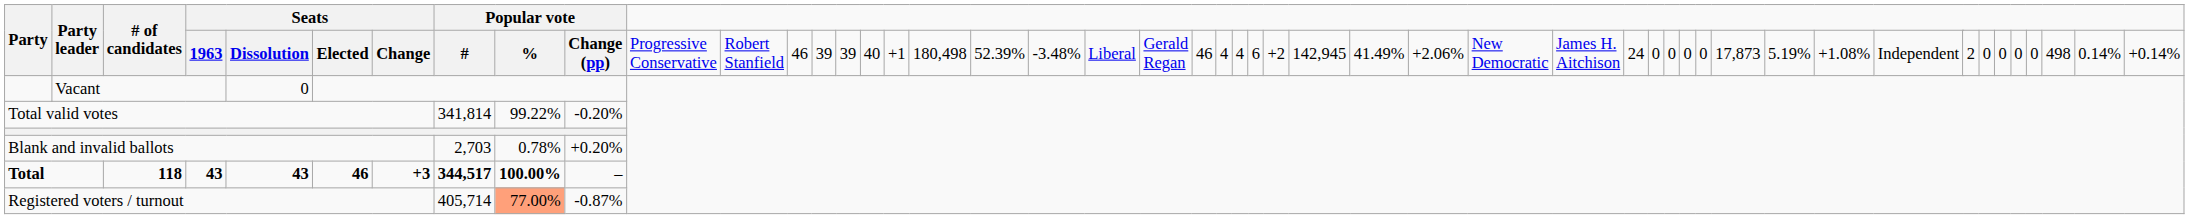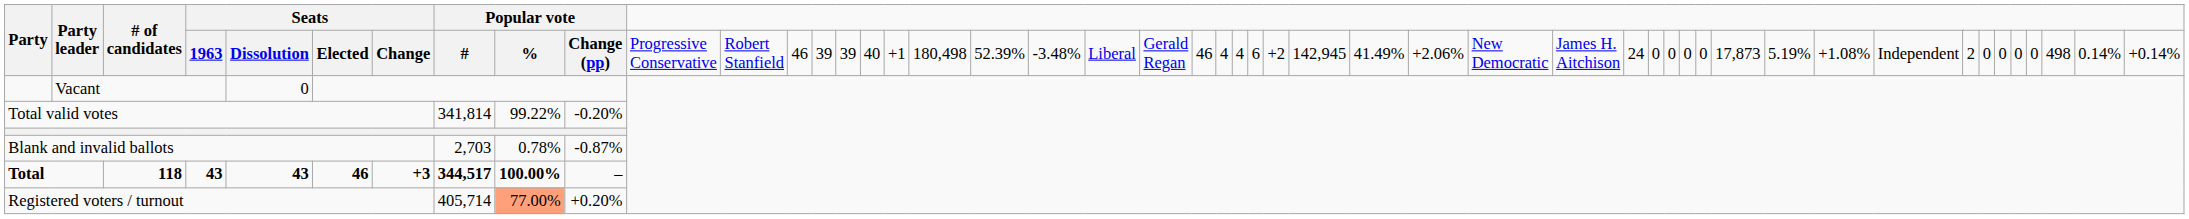(596, 148) +0.20% -> (598, 148) -0.87%
(598, 200) -0.87% -> (596, 200) +0.20%
